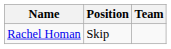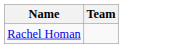- column: (108, 14)
